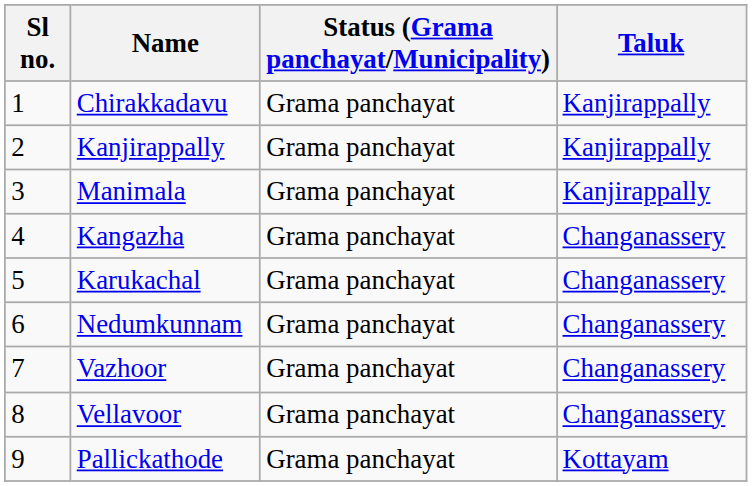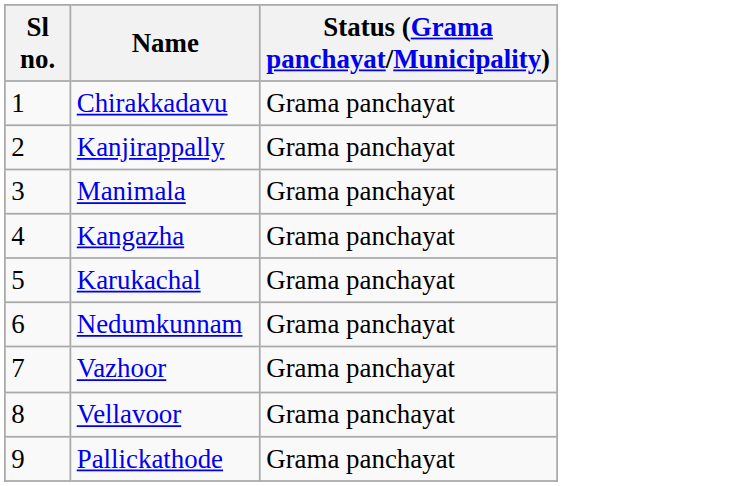- column: (651, 42)
